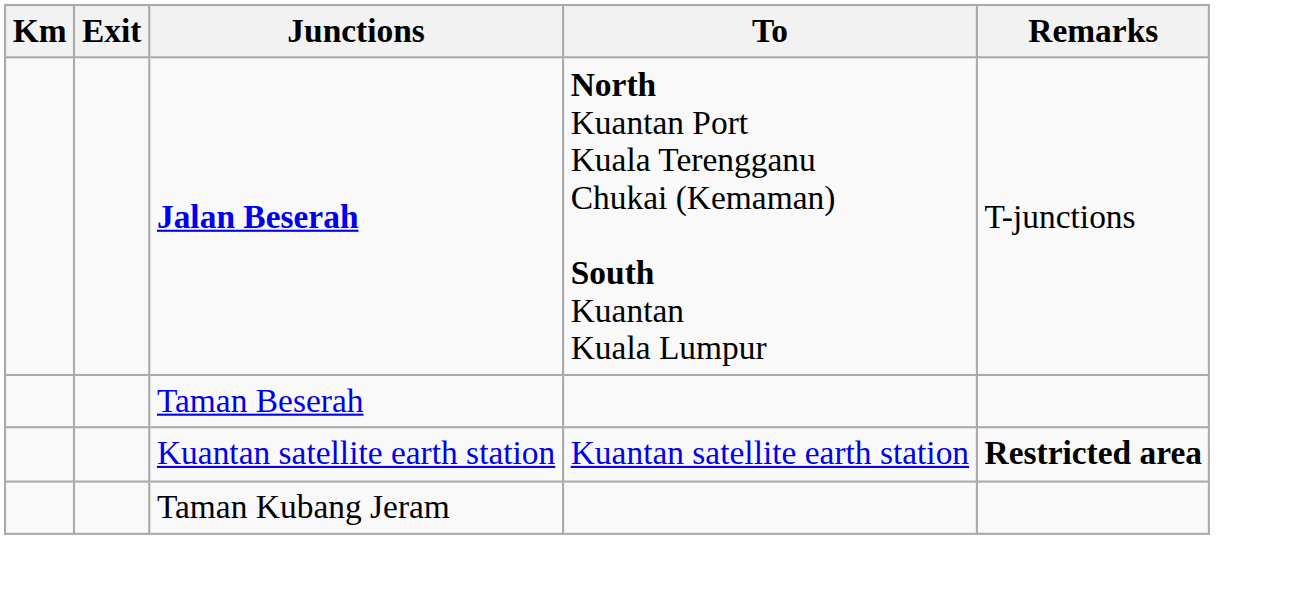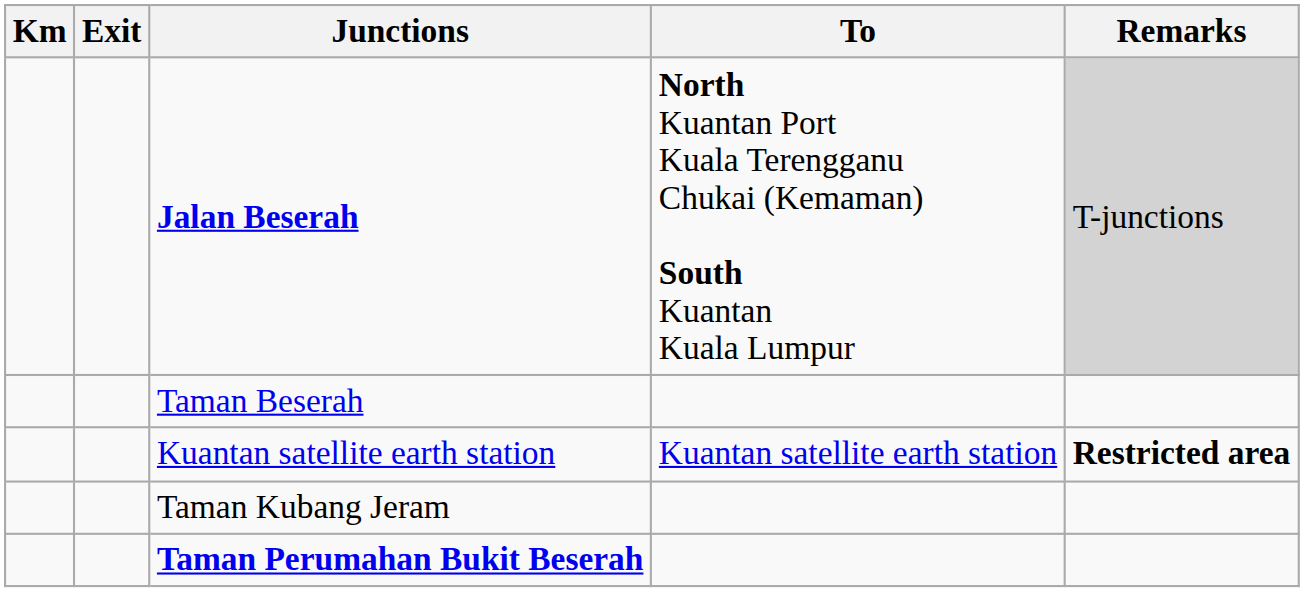(1060, 215) no background -> (1148, 215) lightgrey background
+ row: (400, 559)
